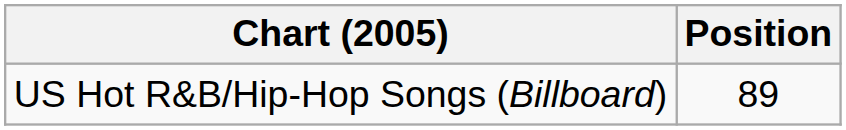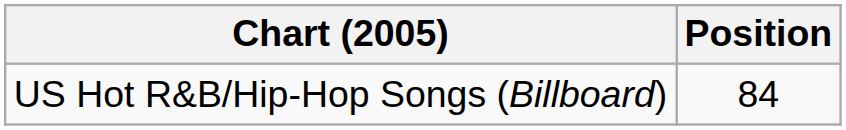(758, 93) 89 -> (758, 93) 84
